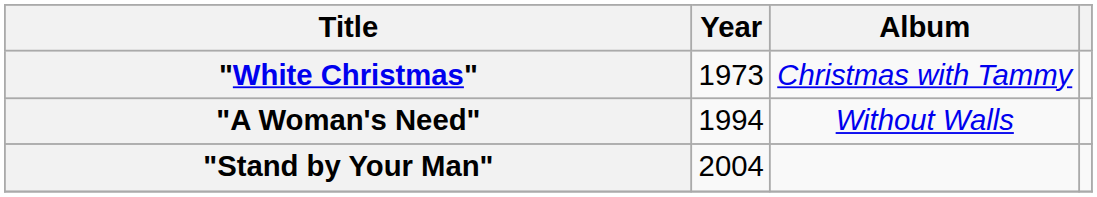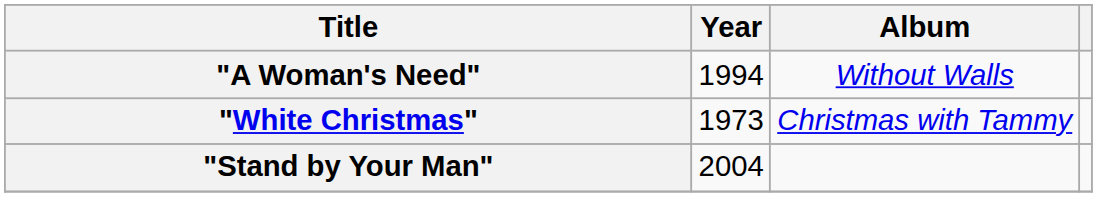rows swapped: (348, 74) <-> (348, 120)
